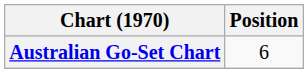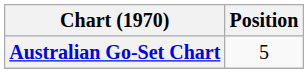(264, 52) 6 -> (264, 52) 5
